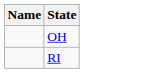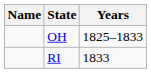+ column: (113, 15)
